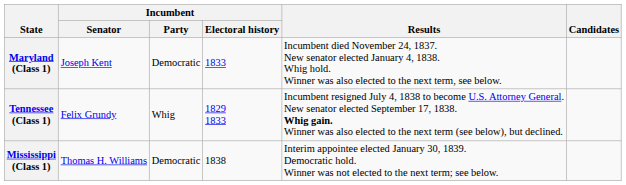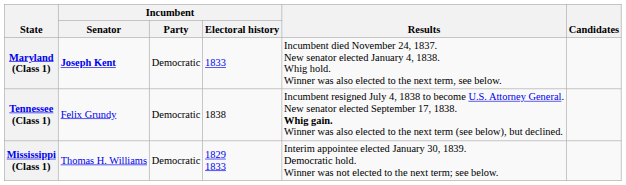(86, 63) normal -> (88, 63) bold
(163, 114) Whig -> (176, 114) Democratic
(215, 114) 1829 1833 -> (215, 114) 1838
(215, 160) 1838 -> (215, 160) 1829 1833
